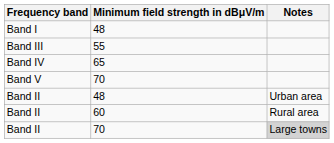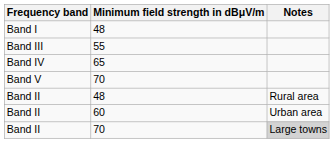(296, 96) Urban area -> (294, 96) Rural area
(294, 113) Rural area -> (296, 113) Urban area
